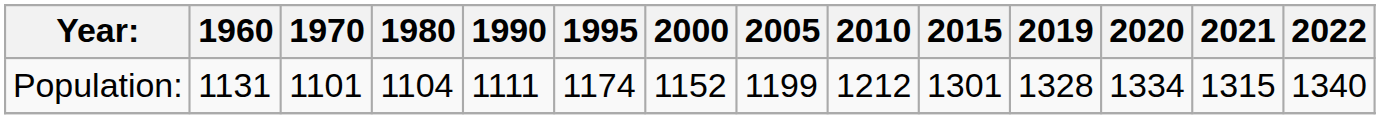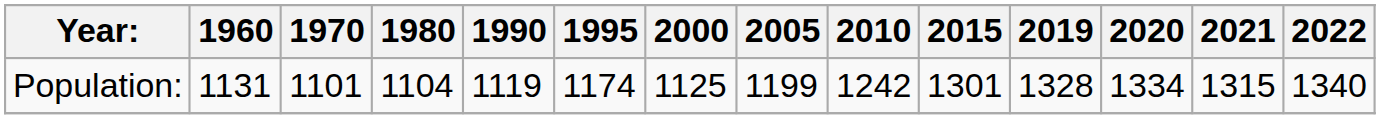(505, 85) 1111 -> (507, 85) 1119
(690, 85) 1152 -> (690, 85) 1125
(874, 85) 1212 -> (874, 85) 1242
